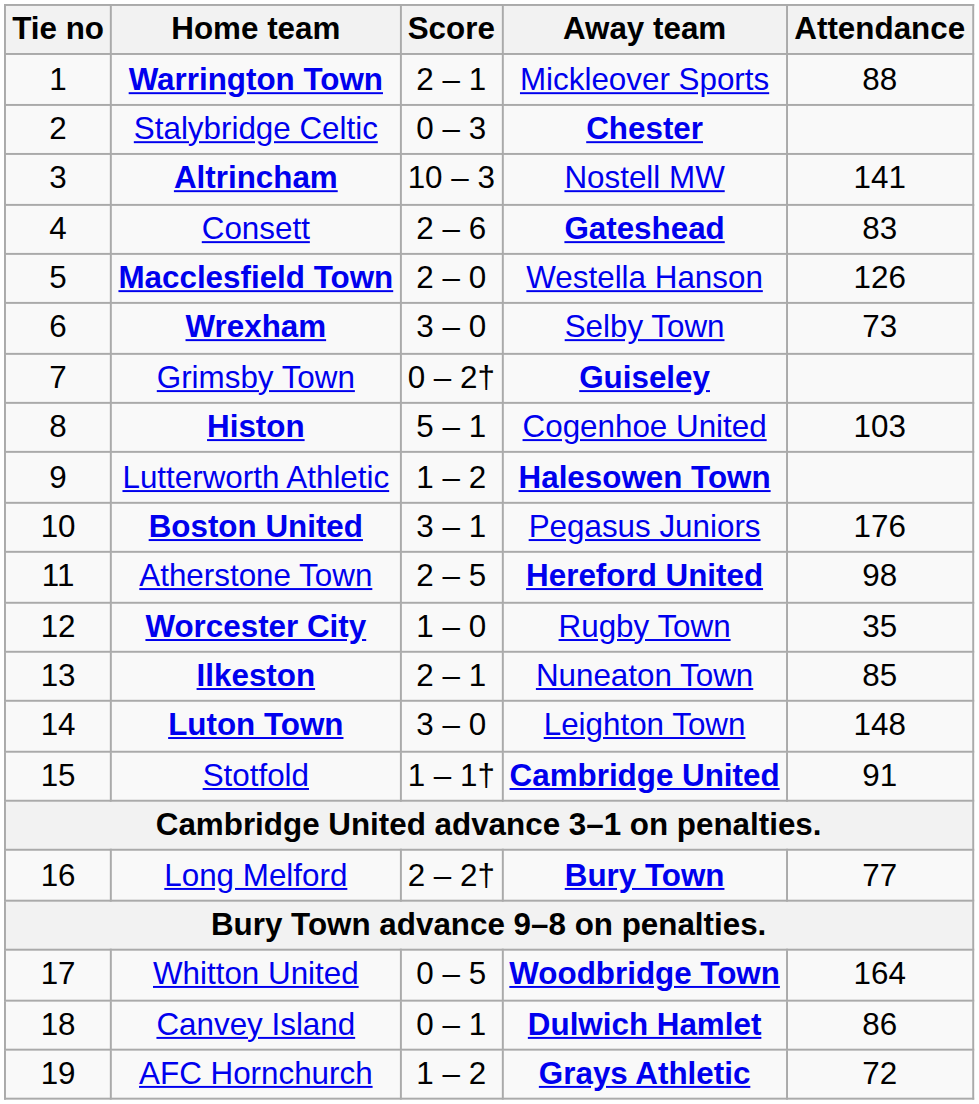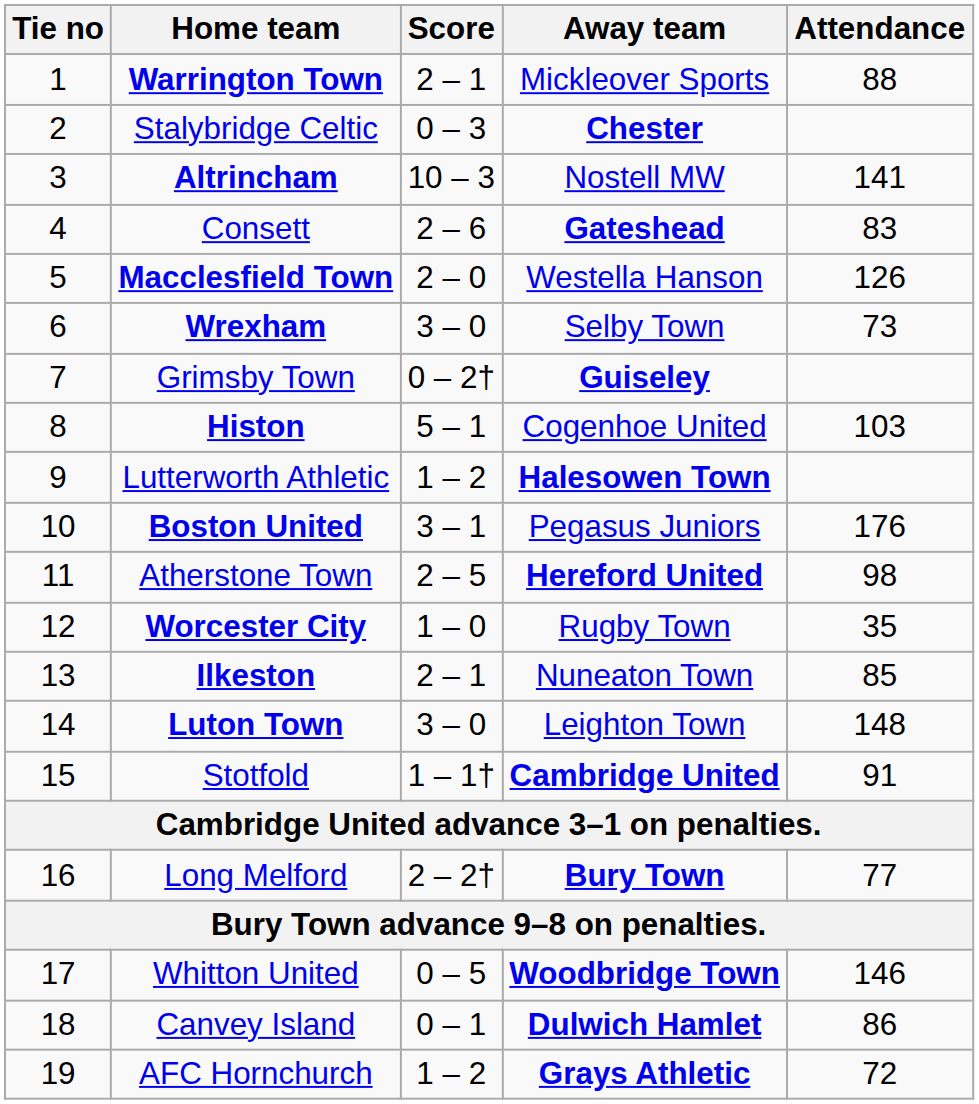(880, 974) 164 -> (880, 974) 146
